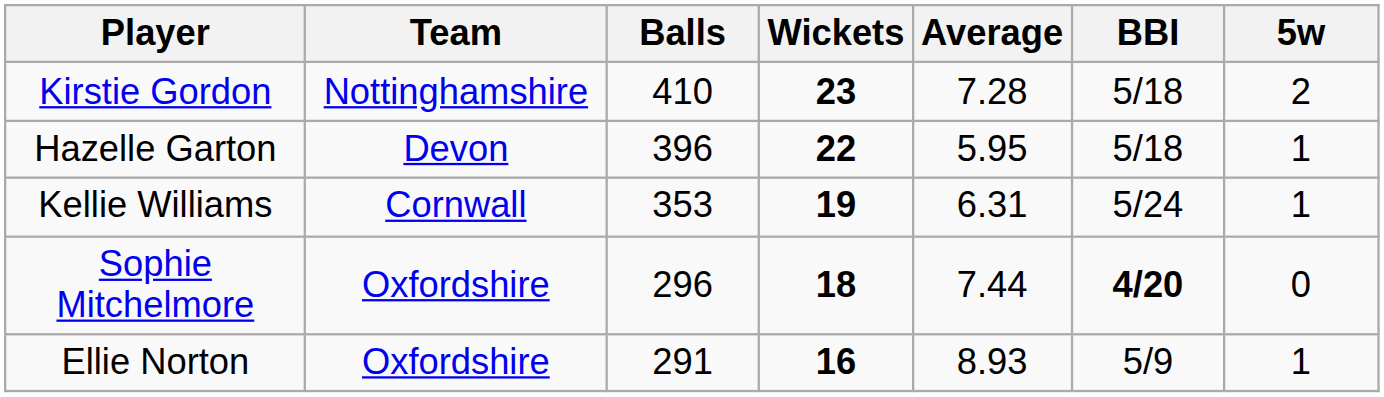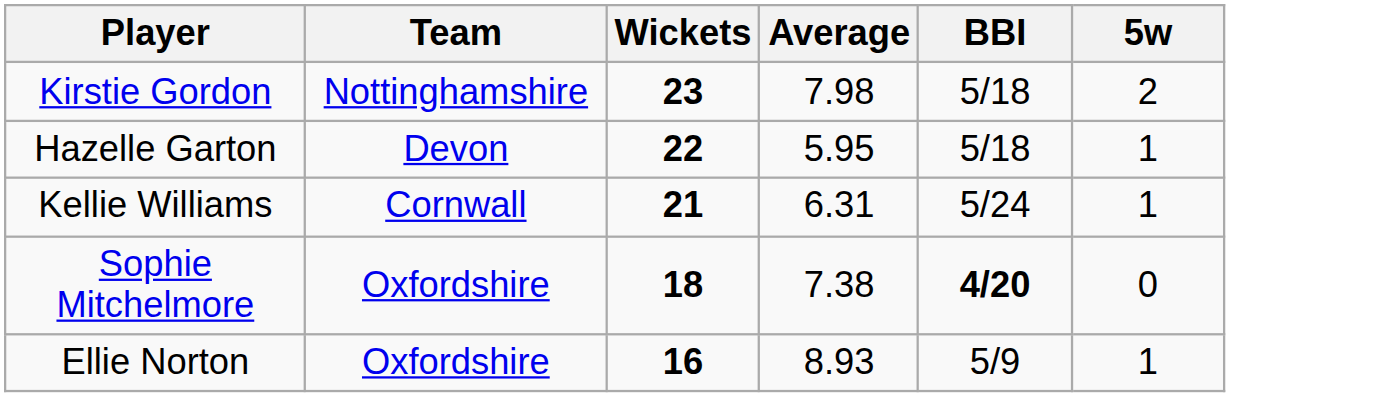- column: (683, 33)
(992, 90) 7.28 -> (839, 90) 7.98
(836, 206) 19 -> (683, 206) 21
(992, 284) 7.44 -> (839, 284) 7.38
